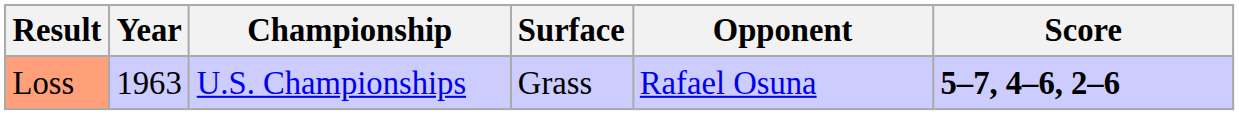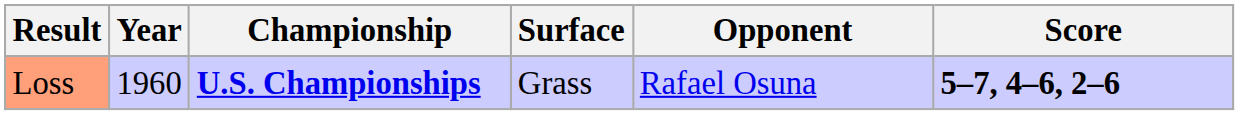(149, 82) 1963 -> (149, 82) 1960
(331, 82) normal -> (339, 82) bold
